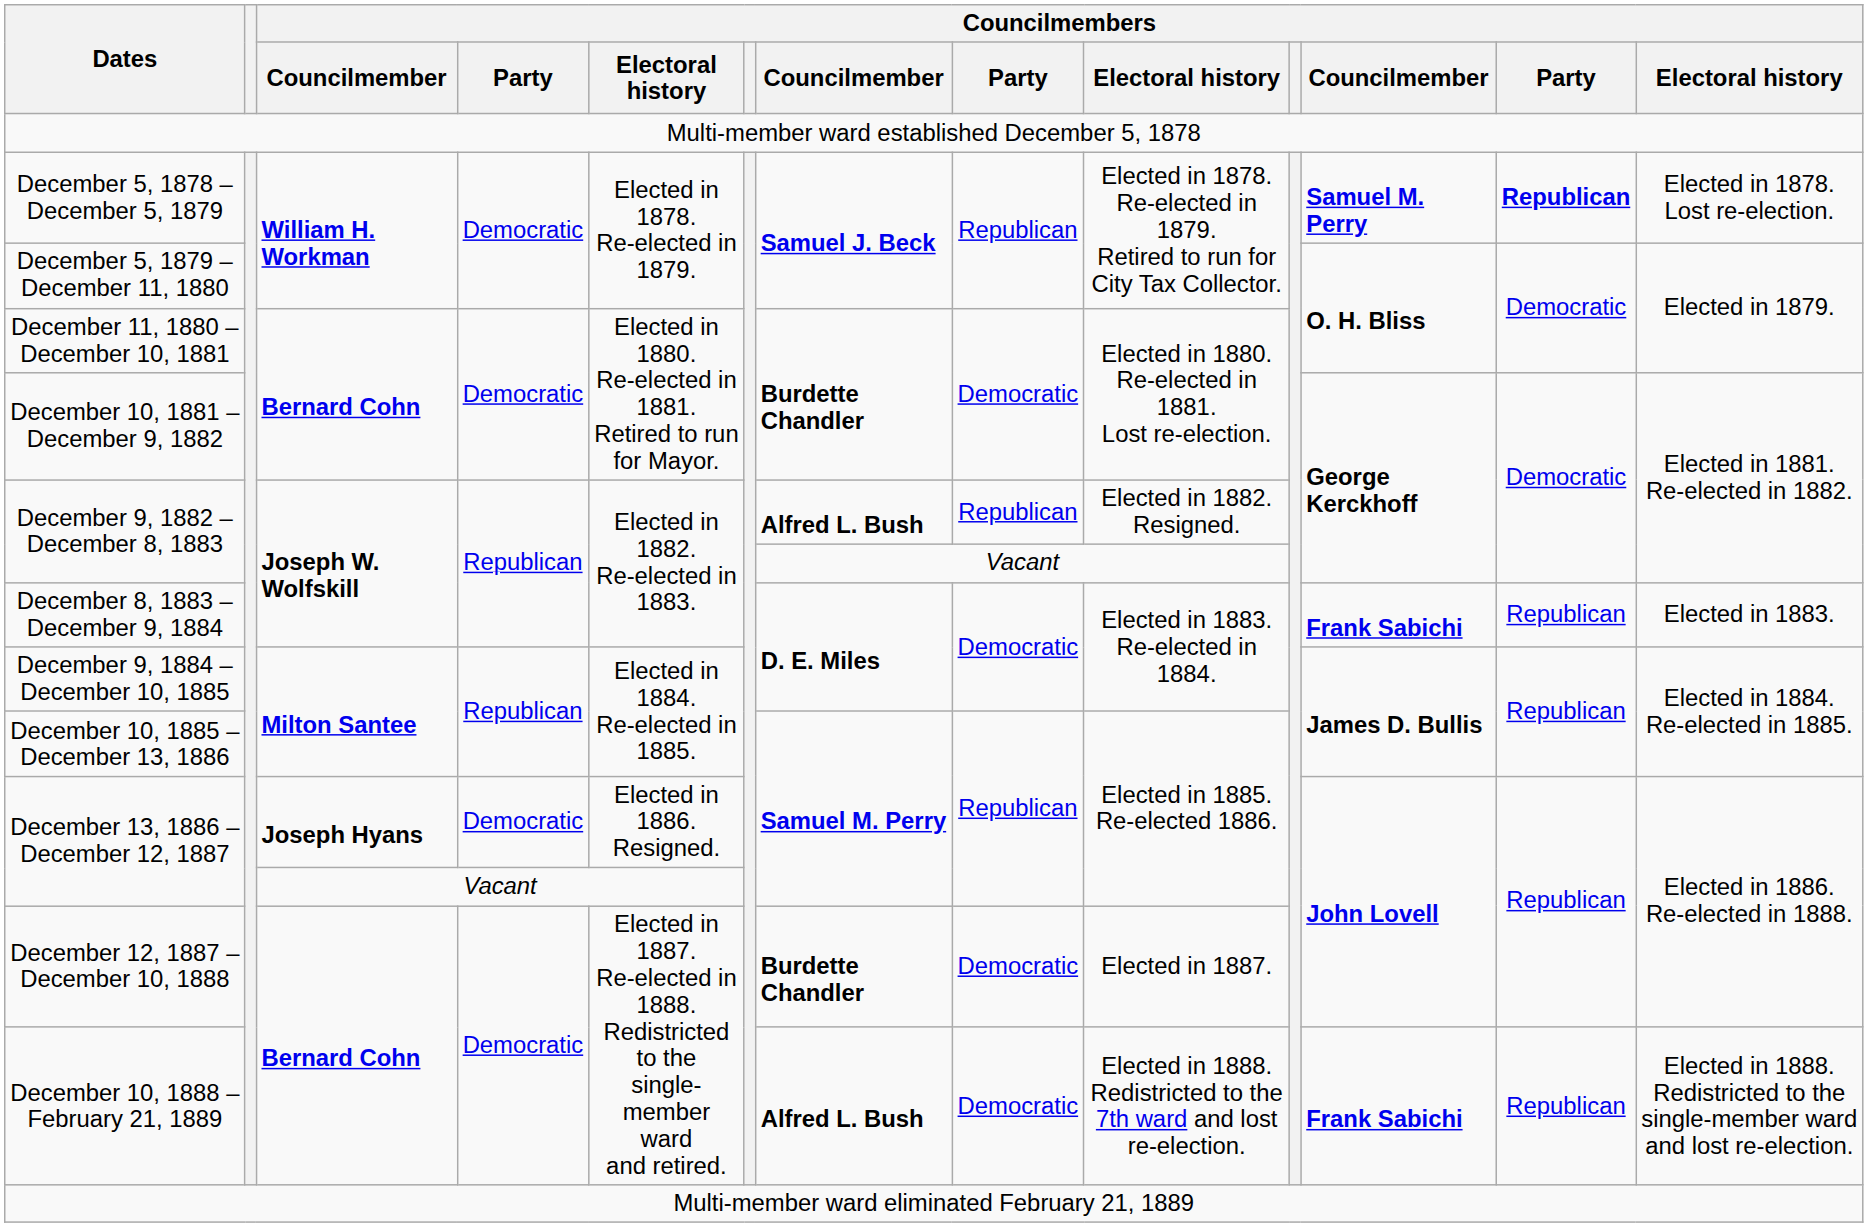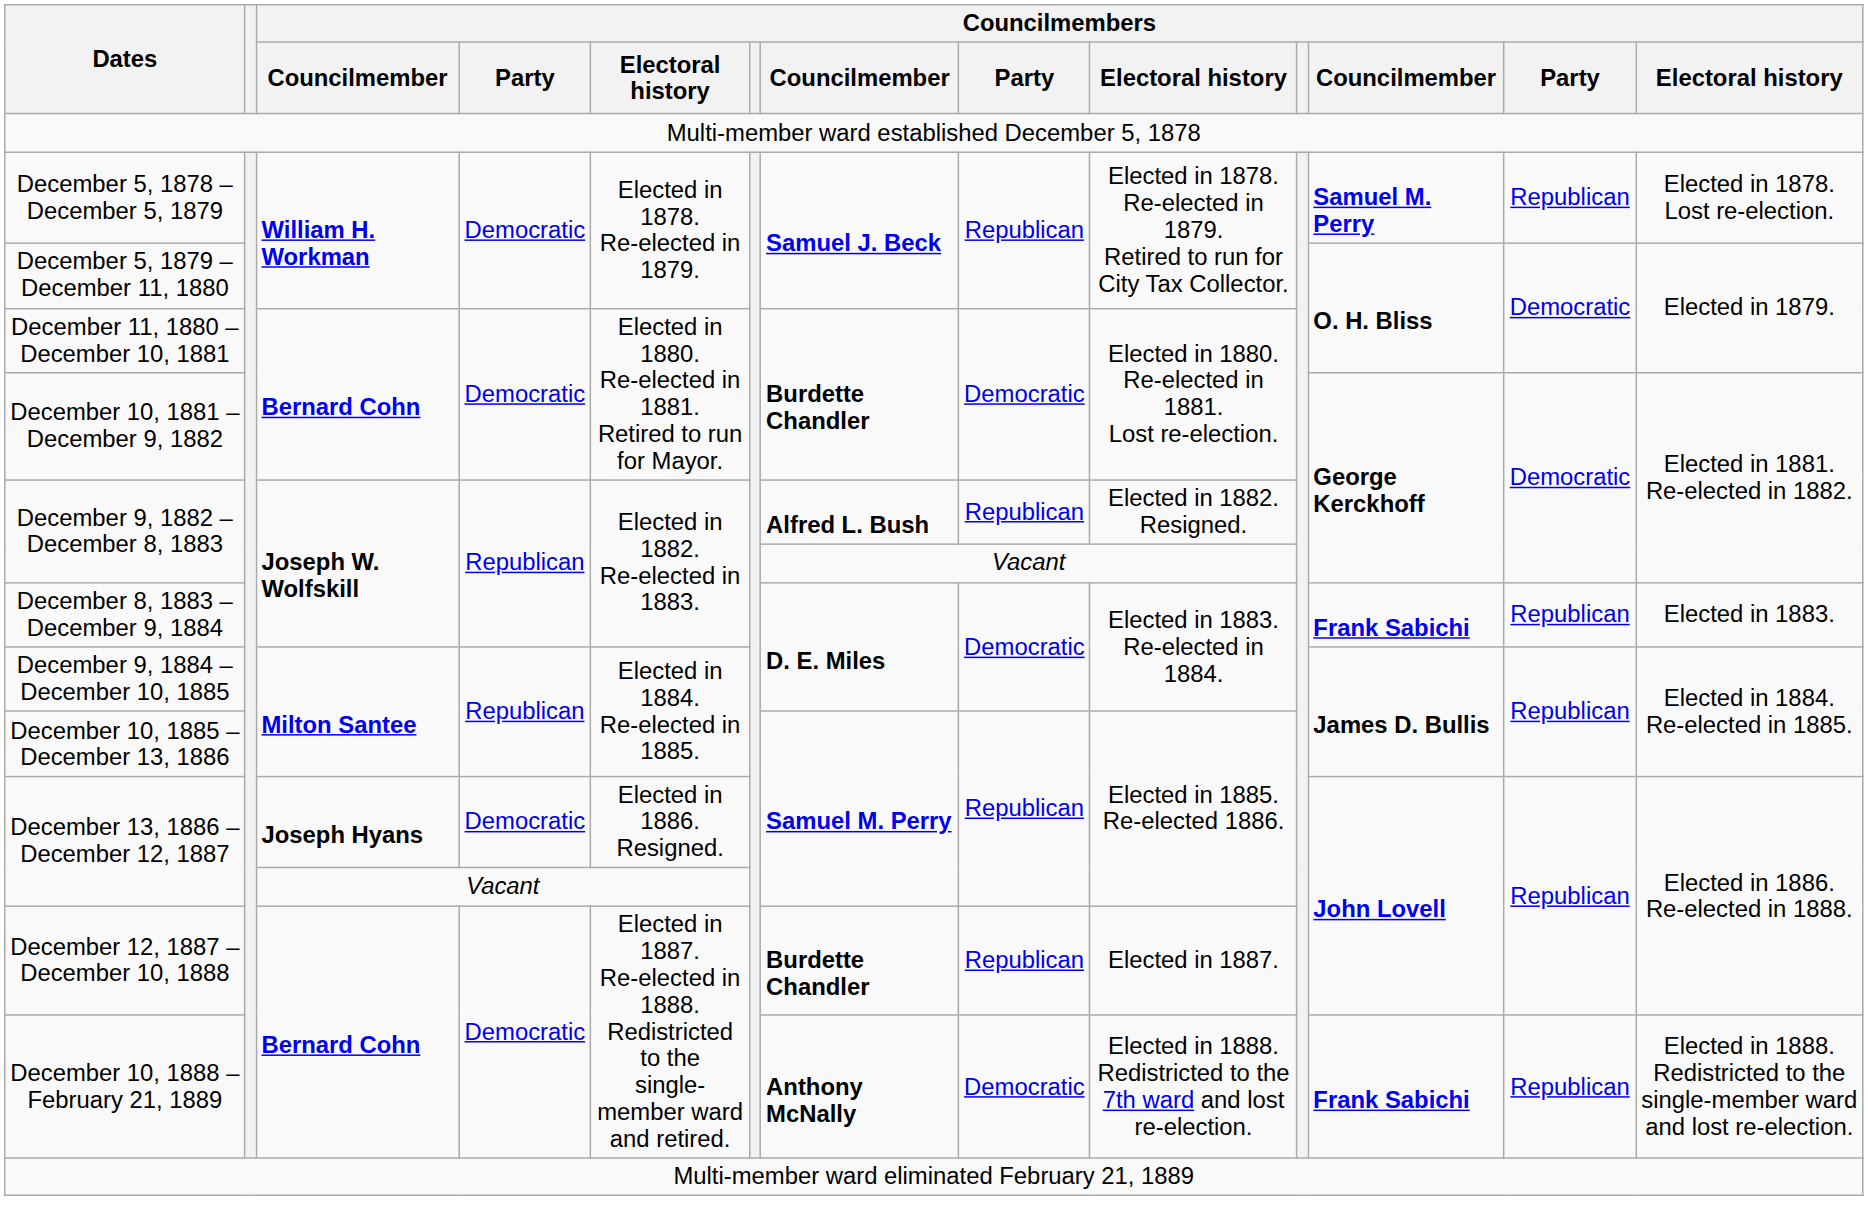(1566, 197) bold -> (1570, 197) normal
(1018, 966) Democratic -> (1024, 960) Republican
(842, 1119) Alfred L. Bush -> (814, 1099) Anthony McNally
